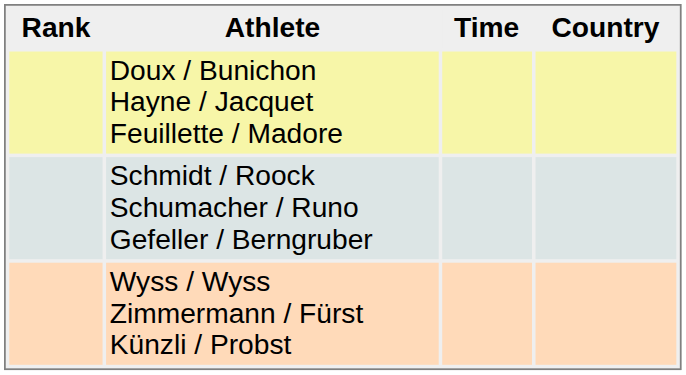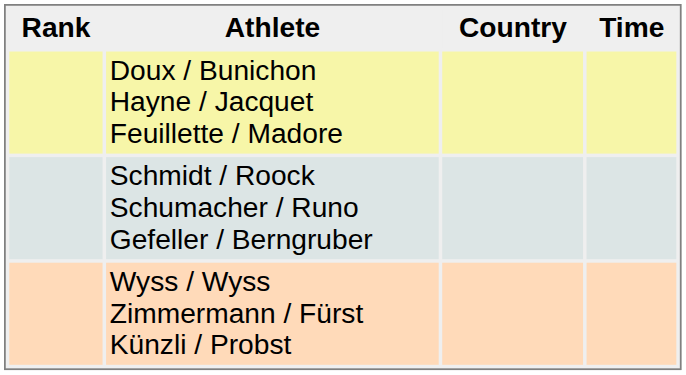columns swapped: (605, 28) <-> (487, 28)
